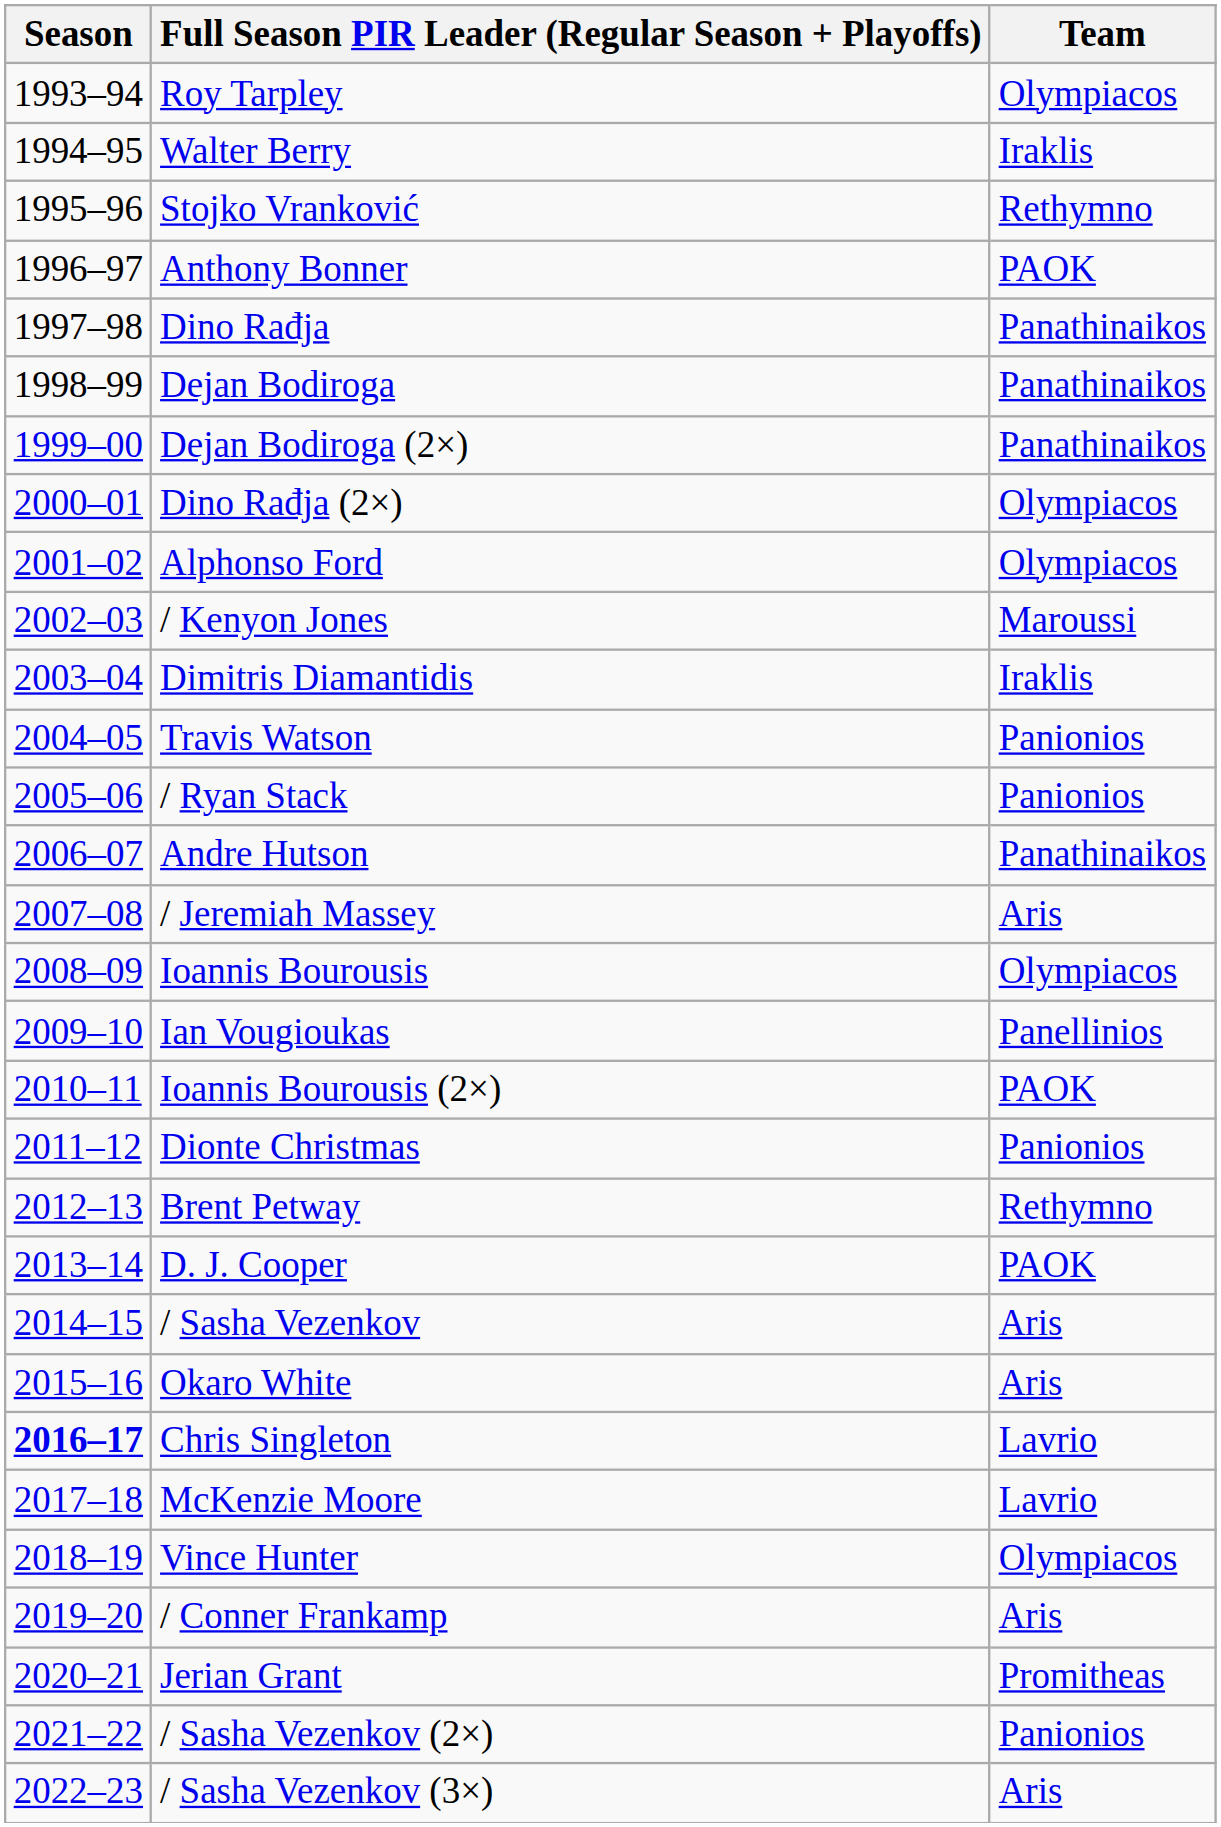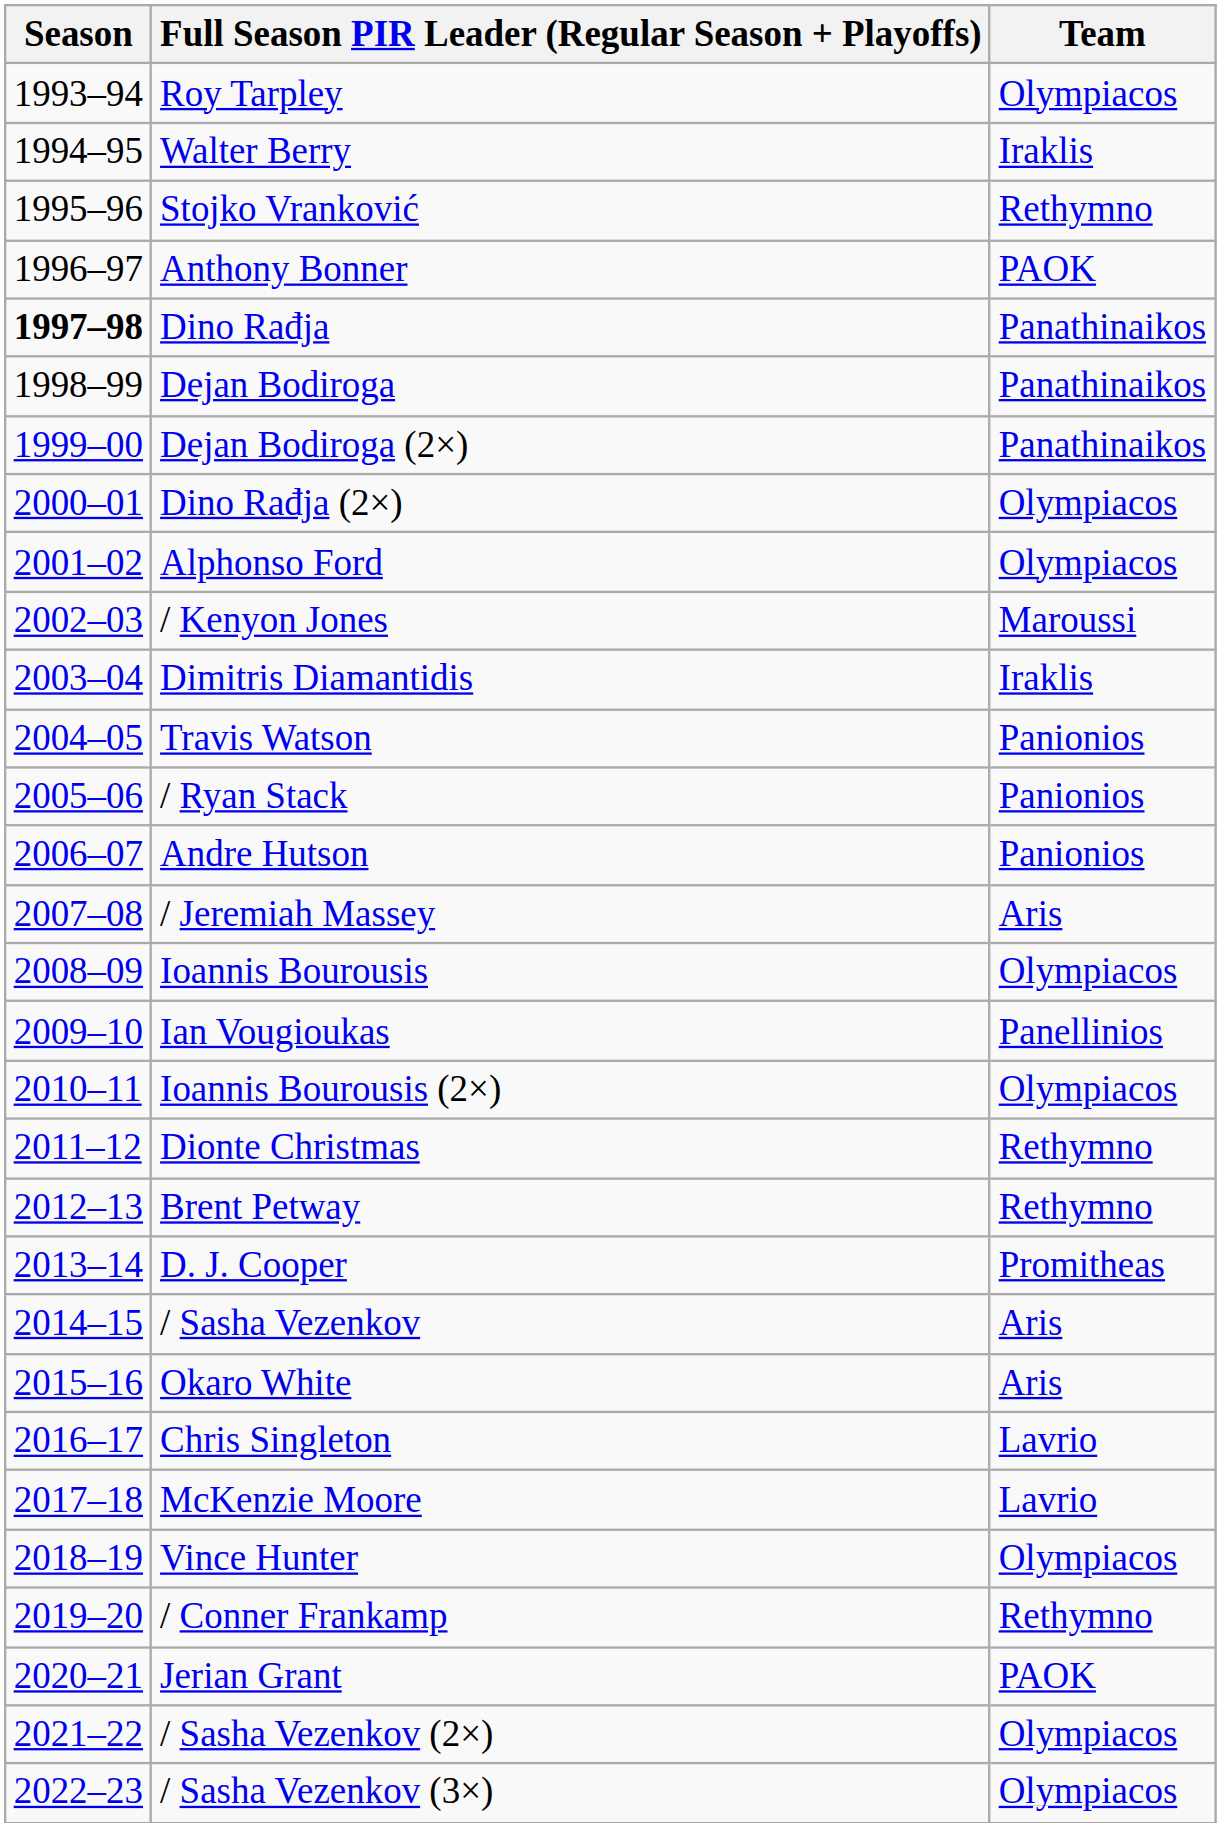(78, 326) normal -> (78, 326) bold
(1102, 854) Panathinaikos -> (1072, 854) Panionios
(1047, 1088) PAOK -> (1088, 1088) Olympiacos
(1072, 1147) Panionios -> (1076, 1147) Rethymno
(1047, 1264) PAOK -> (1082, 1264) Promitheas
(78, 1440) bold -> (78, 1440) normal
(1031, 1616) Aris -> (1076, 1616) Rethymno
(1082, 1675) Promitheas -> (1047, 1675) PAOK
(1072, 1733) Panionios -> (1088, 1733) Olympiacos
(1031, 1792) Aris -> (1088, 1792) Olympiacos
